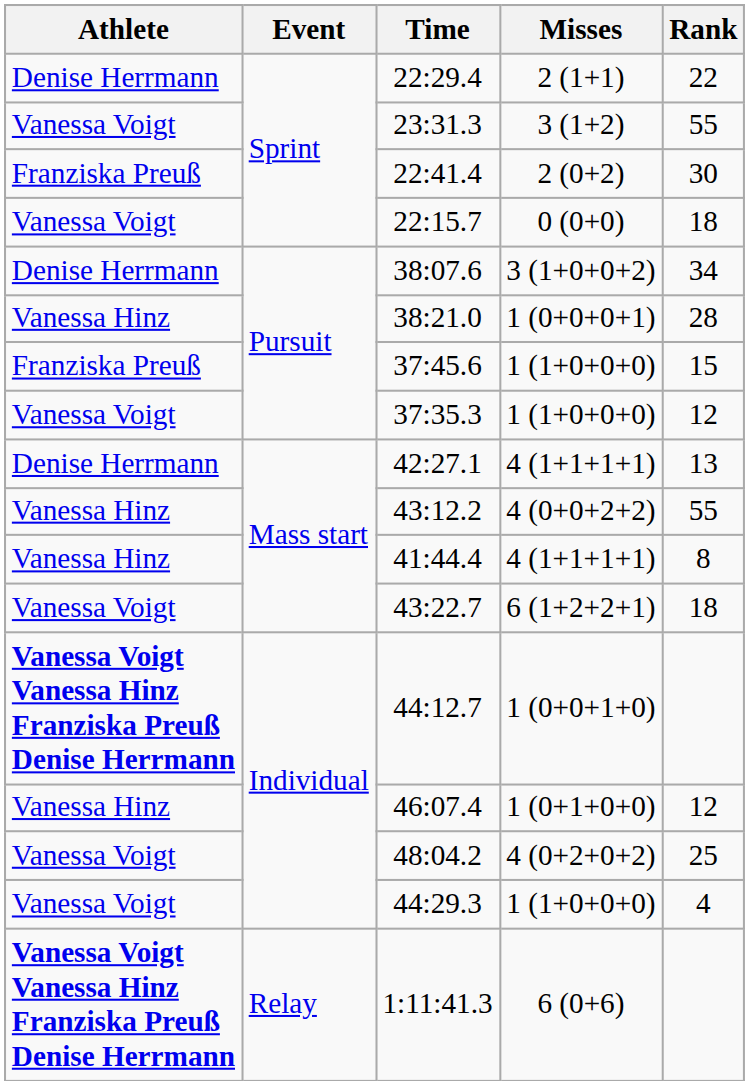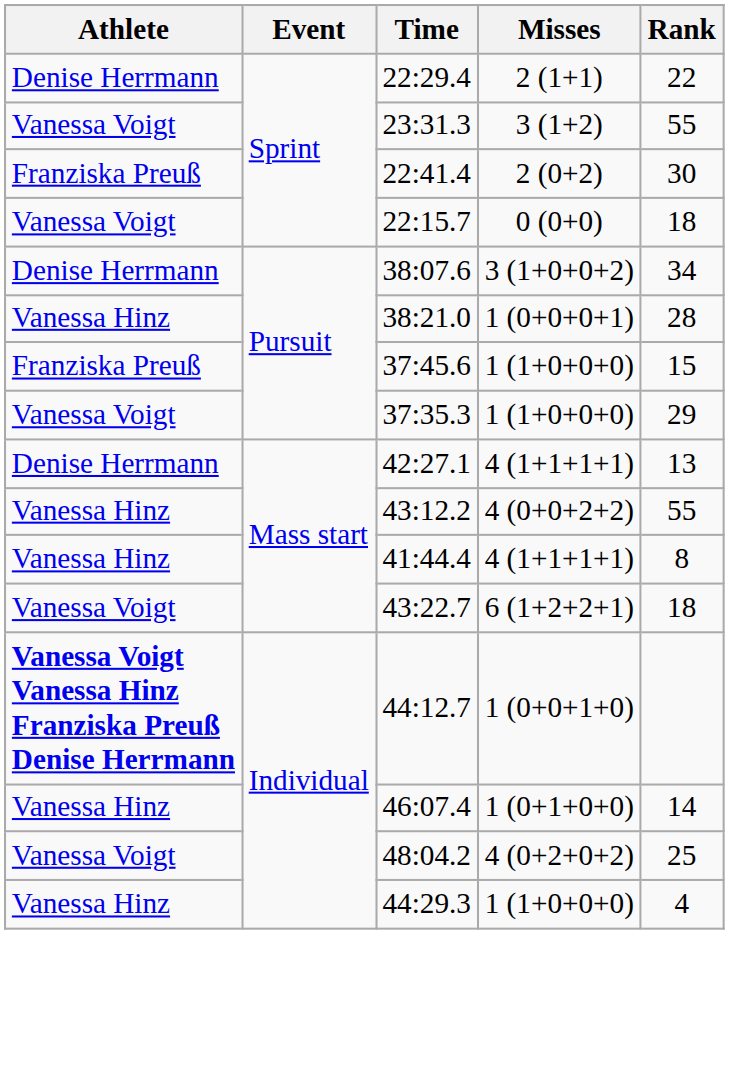(703, 414) 12 -> (682, 414) 29
(703, 807) 12 -> (682, 807) 14
(94, 903) Vanessa Voigt -> (91, 903) Vanessa Hinz
- row: (438, 1003)
